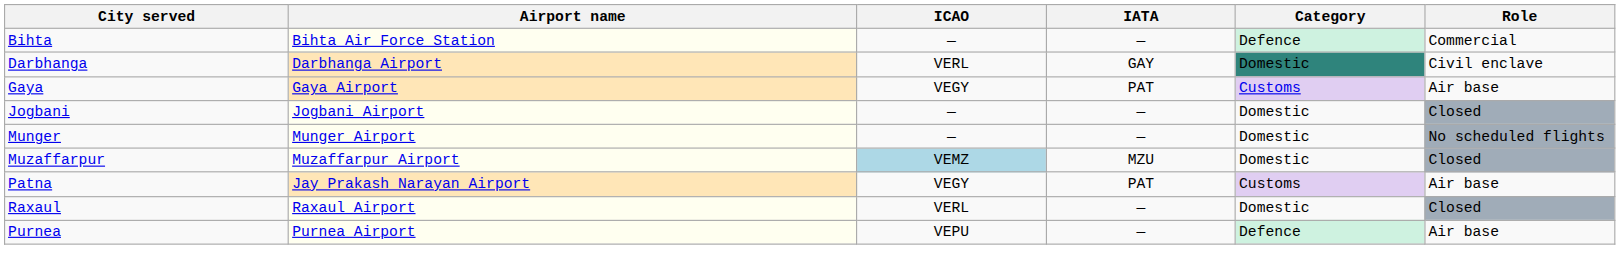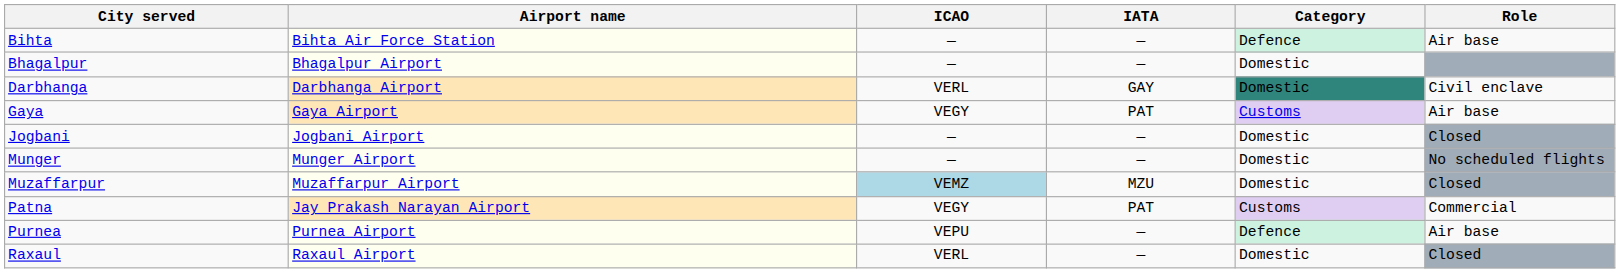(1473, 40) Commercial -> (1464, 40) Air base
+ row: (48, 64)
(1464, 184) Air base -> (1473, 208) Commercial
rows swapped: (35, 232) <-> (35, 208)
